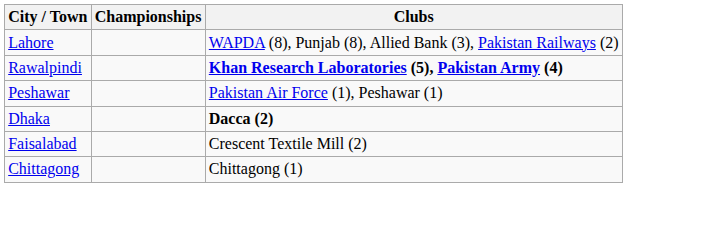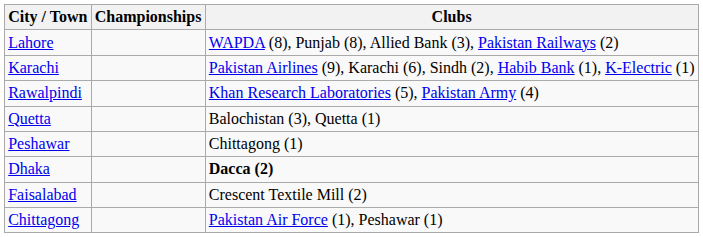+ row: (34, 67)
(386, 67) bold -> (374, 93) normal
+ row: (30, 118)
(326, 93) Pakistan Air Force (1), Peshawar (1) -> (256, 144) Chittagong (1)
(256, 169) Chittagong (1) -> (326, 220) Pakistan Air Force (1), Peshawar (1)
